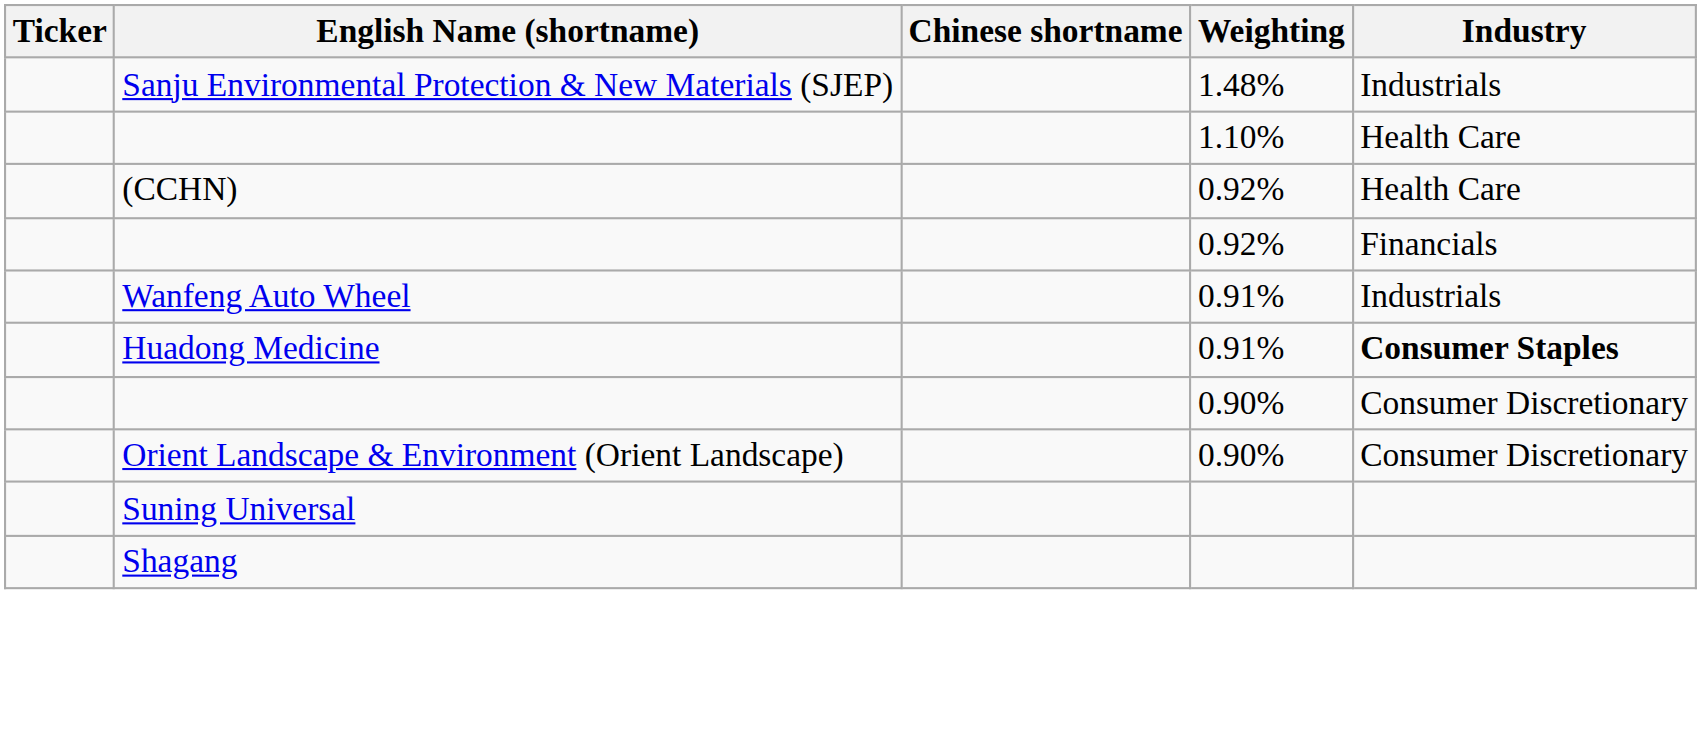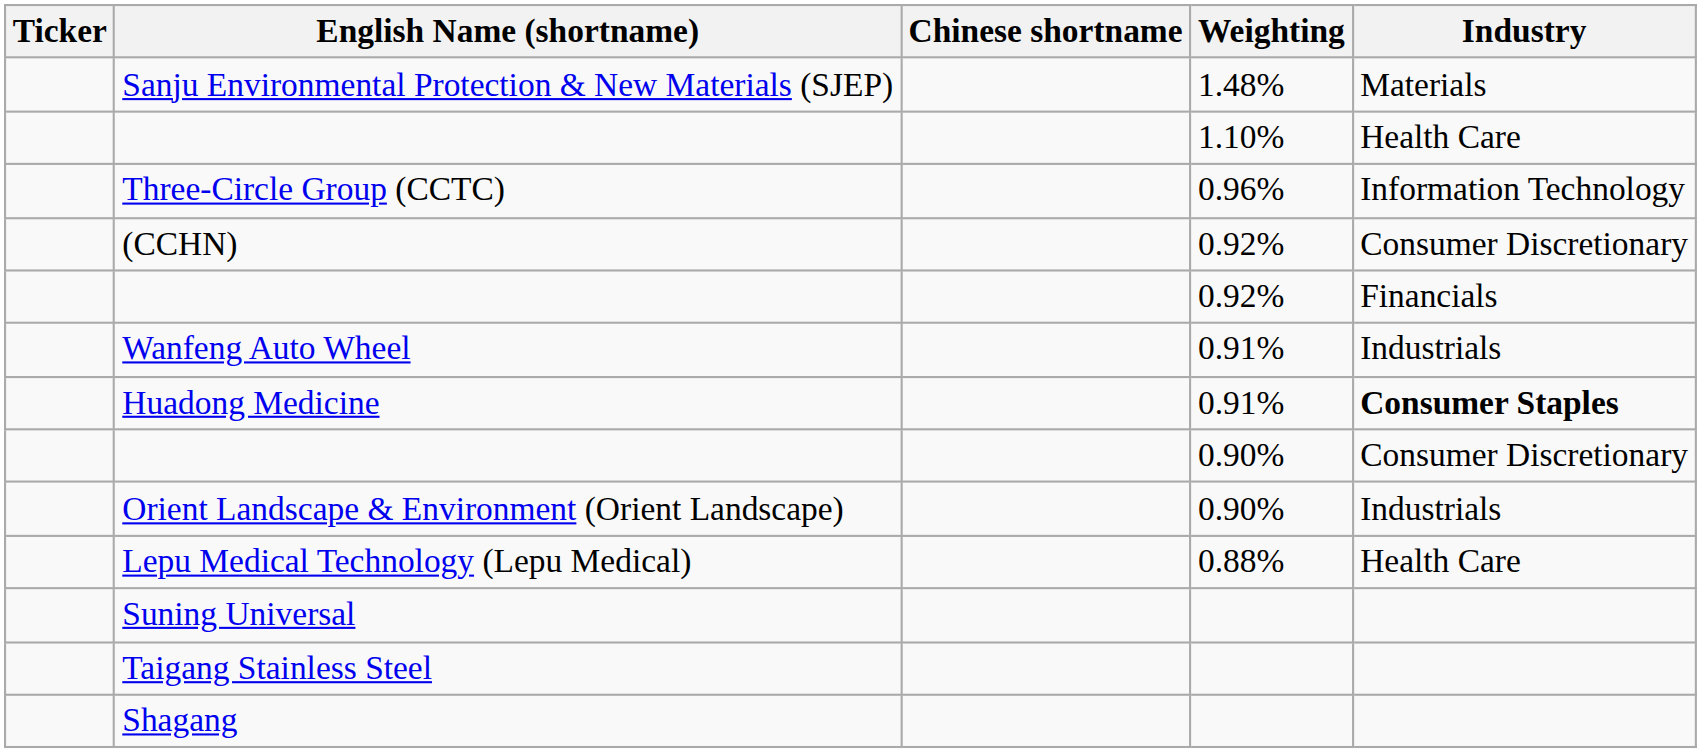(1431, 84) Industrials -> (1423, 84) Materials
+ row: (314, 190)
(1440, 190) Health Care -> (1524, 243) Consumer Discretionary
(1524, 455) Consumer Discretionary -> (1431, 508) Industrials
+ row: (407, 561)
+ row: (277, 667)
